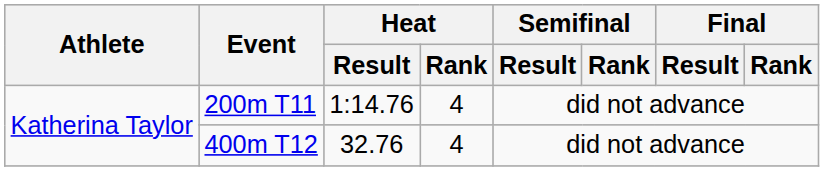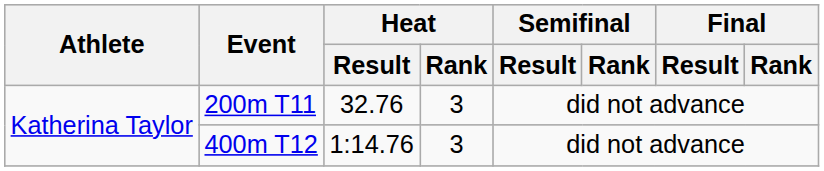(372, 104) 1:14.76 -> (372, 104) 32.76
(456, 104) 4 -> (456, 104) 3
(372, 144) 32.76 -> (372, 144) 1:14.76
(456, 144) 4 -> (456, 144) 3
